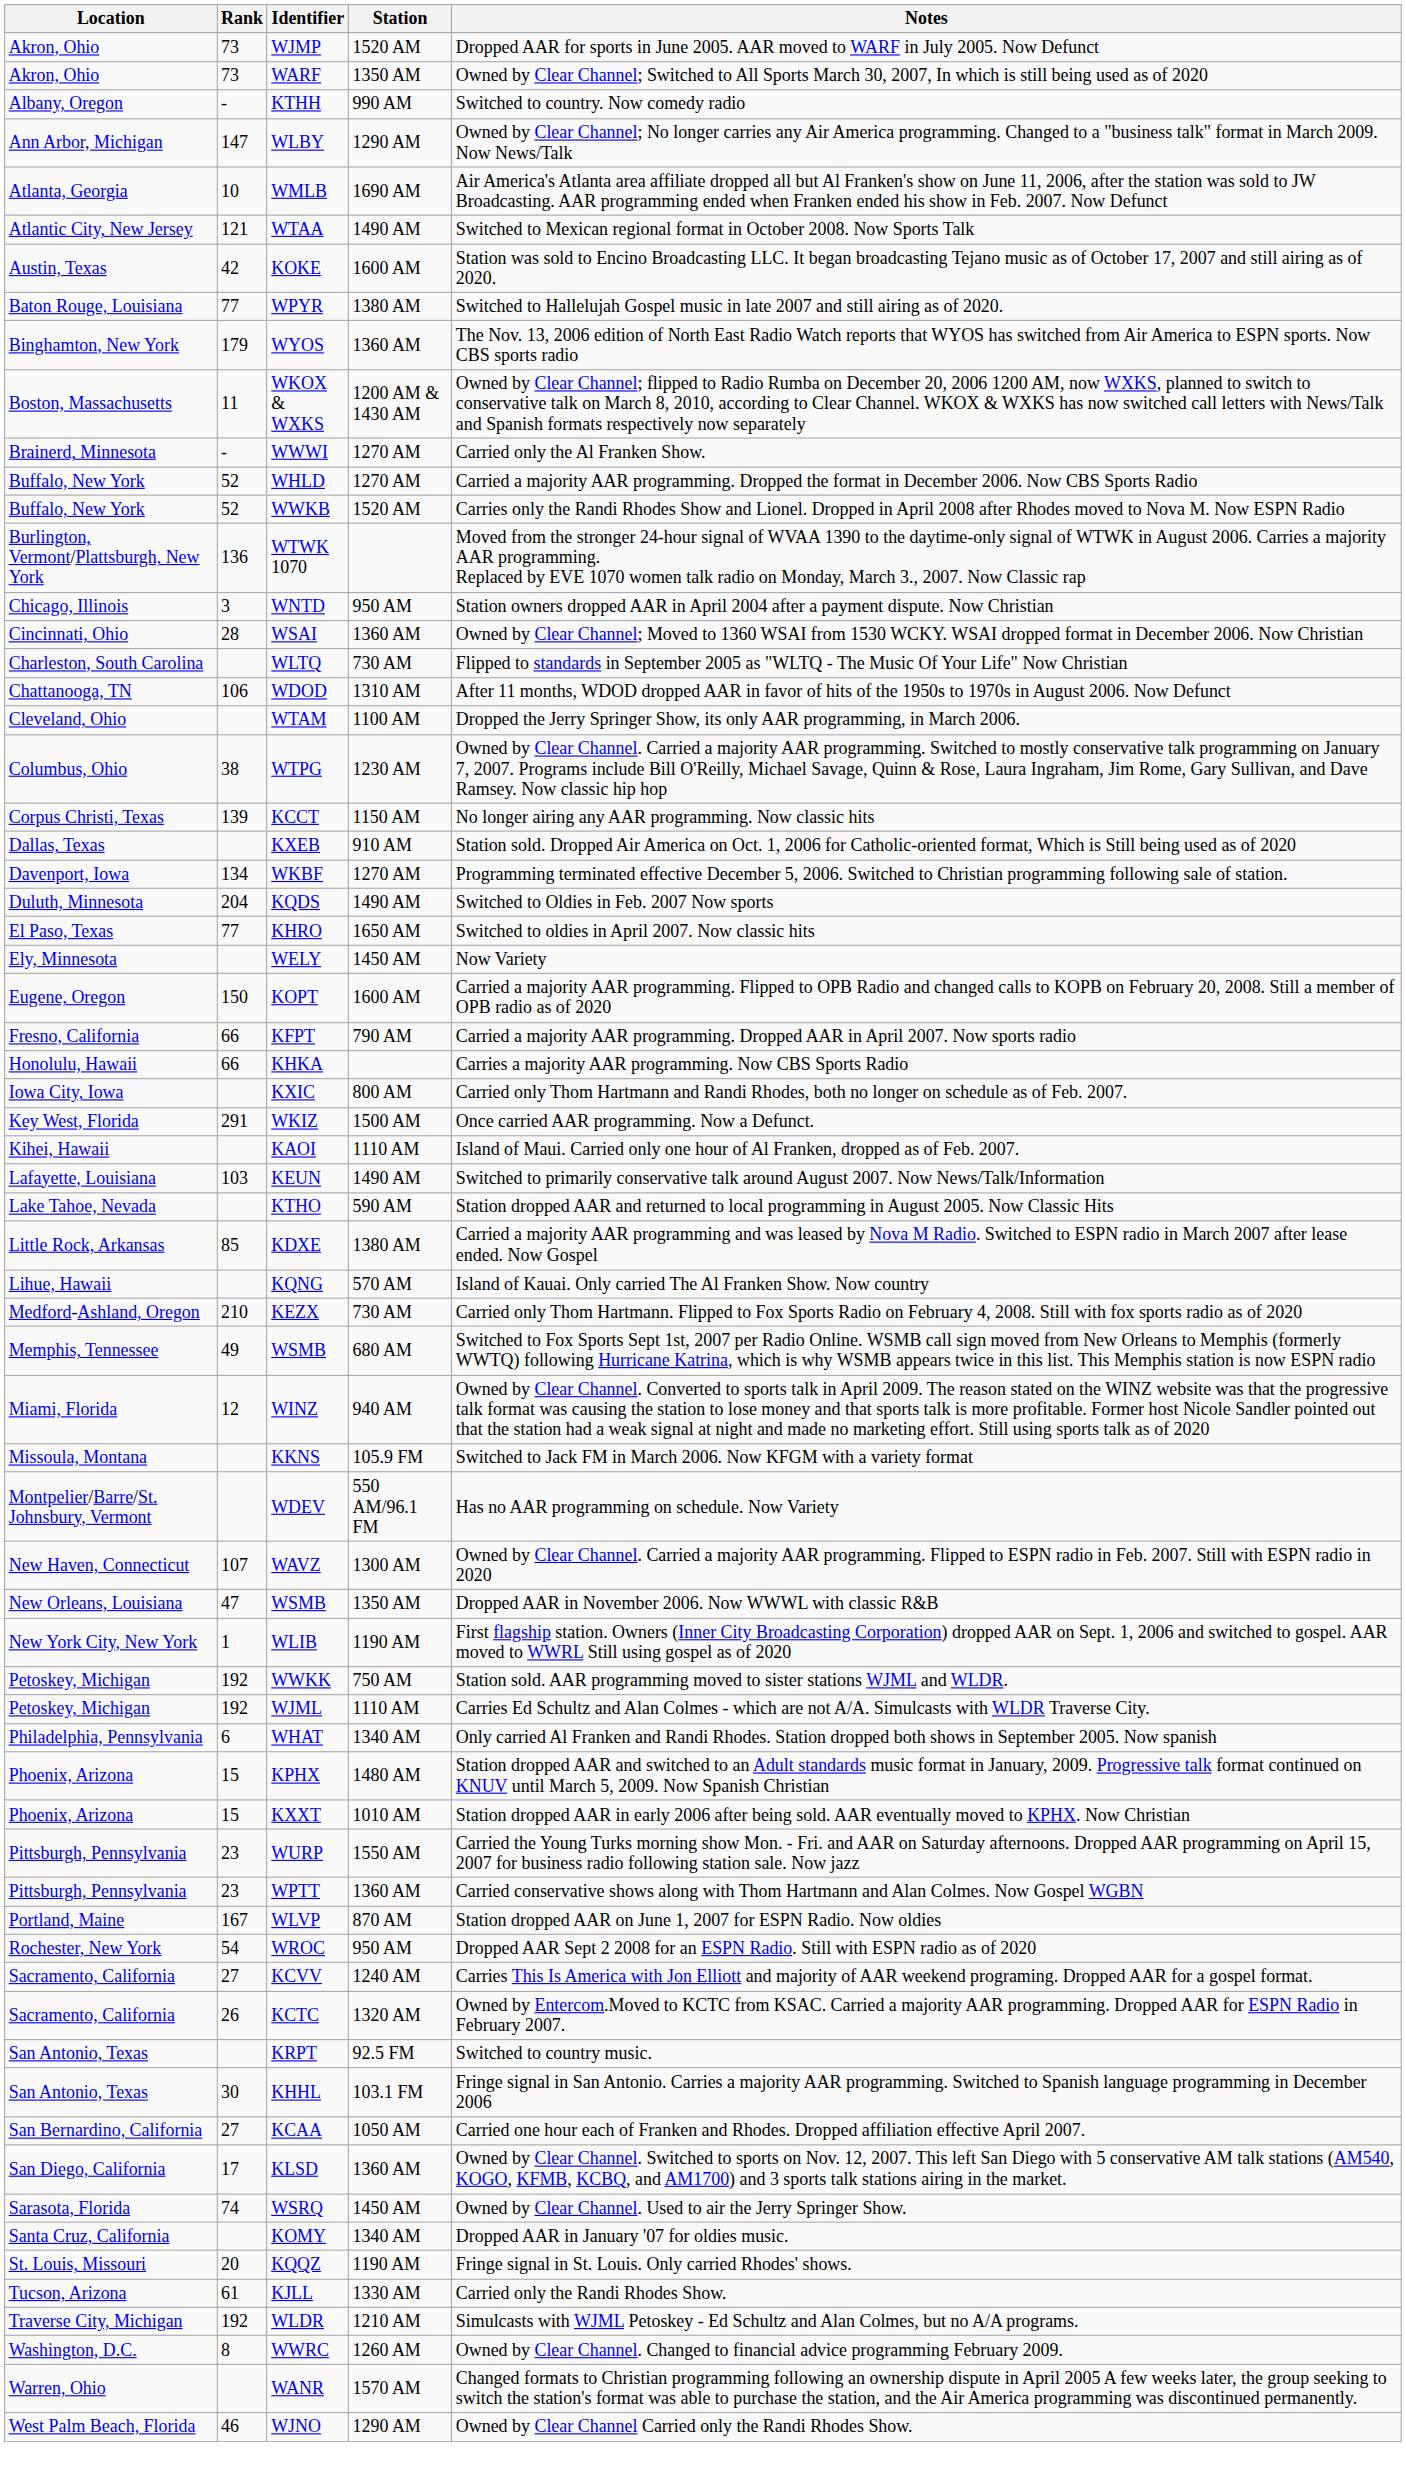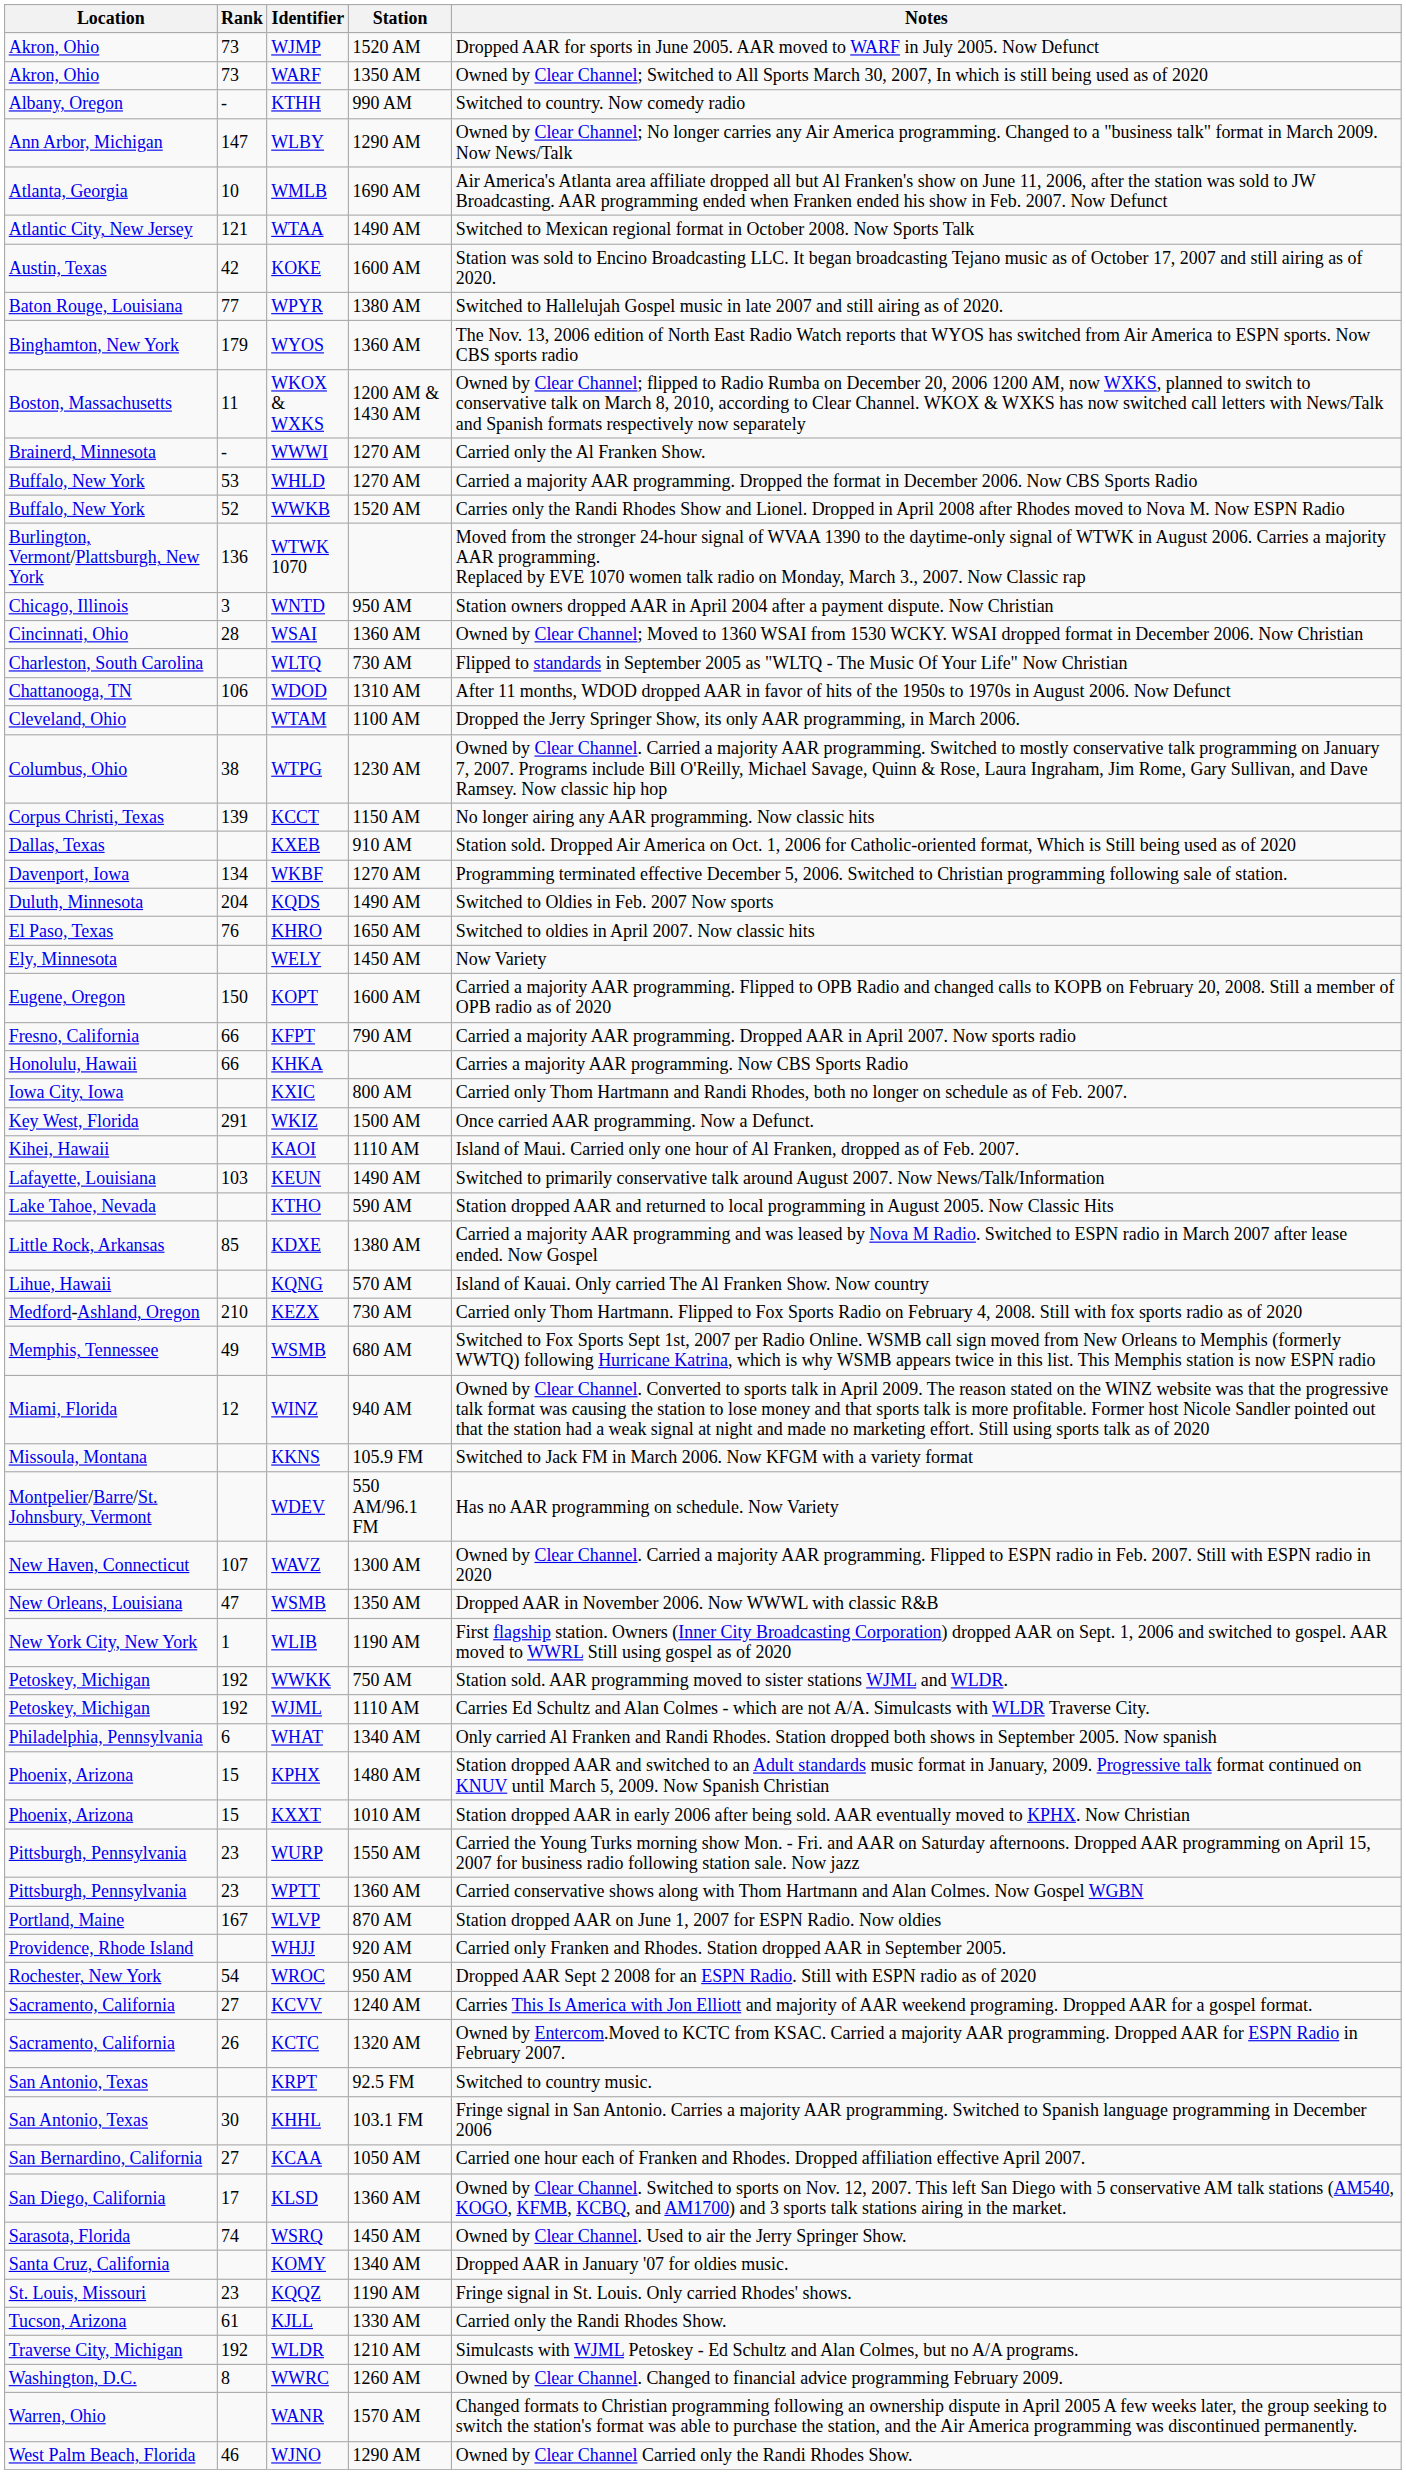(230, 480) 52 -> (230, 480) 53
(230, 930) 77 -> (230, 930) 76
+ row: (101, 1948)
(230, 2264) 20 -> (230, 2293) 23
